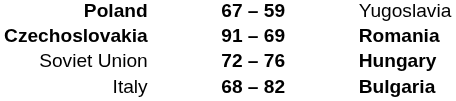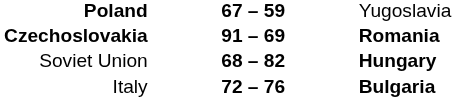(253, 61) 72 – 76 -> (253, 61) 68 – 82
(253, 86) 68 – 82 -> (253, 86) 72 – 76
